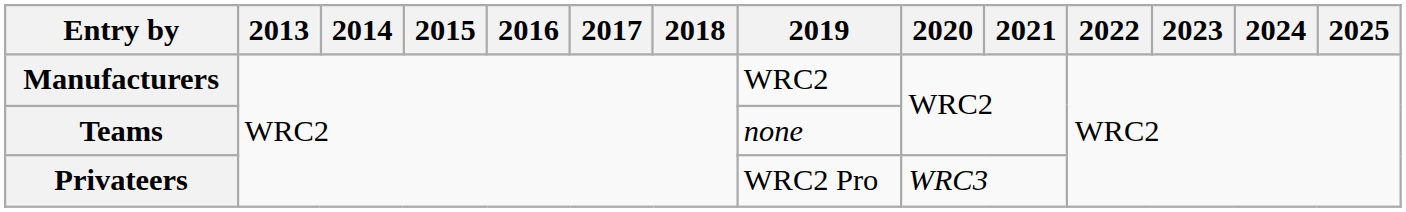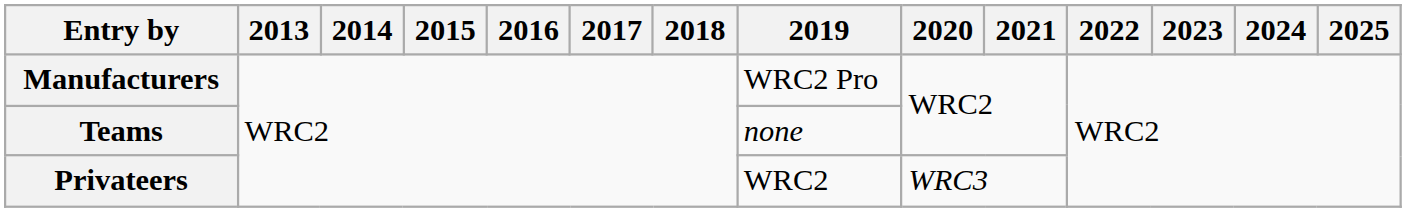(786, 79) WRC2 -> (811, 79) WRC2 Pro
(811, 180) WRC2 Pro -> (786, 180) WRC2
